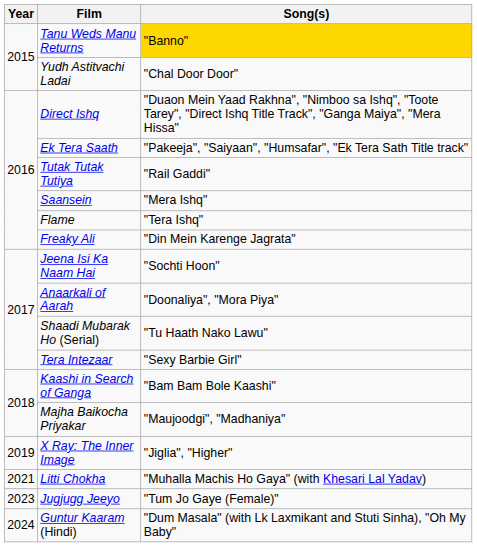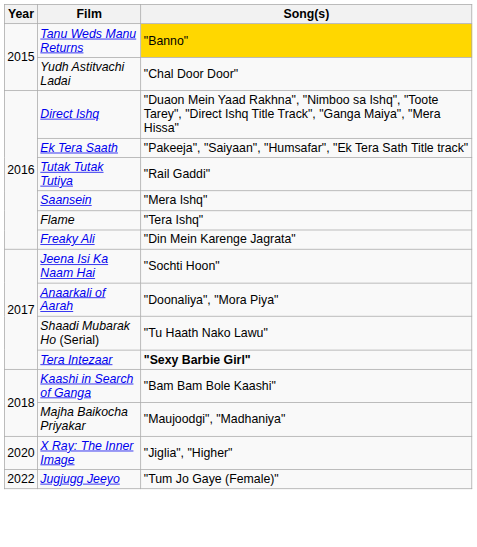(193, 359) normal -> (197, 359) bold
(21, 452) 2019 -> (21, 452) 2020
- row: (73, 479)
(21, 498) 2023 -> (21, 479) 2022
- row: (82, 525)
